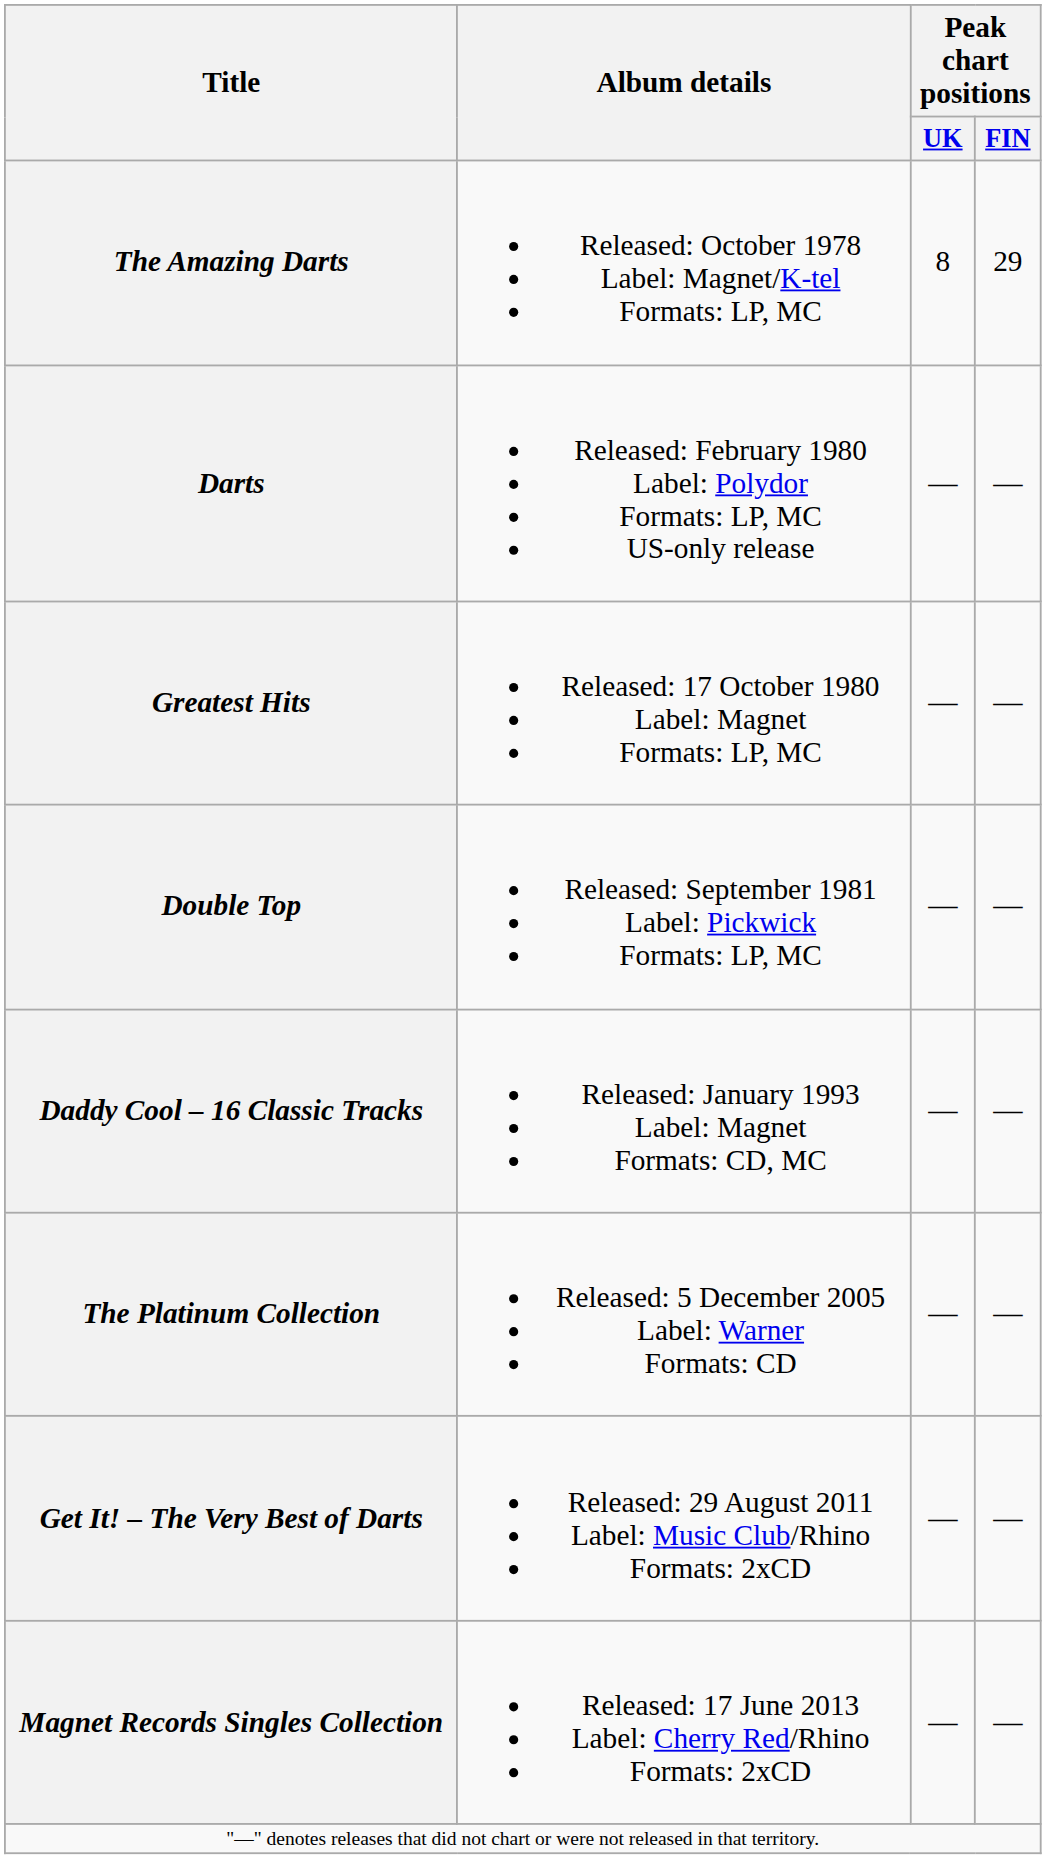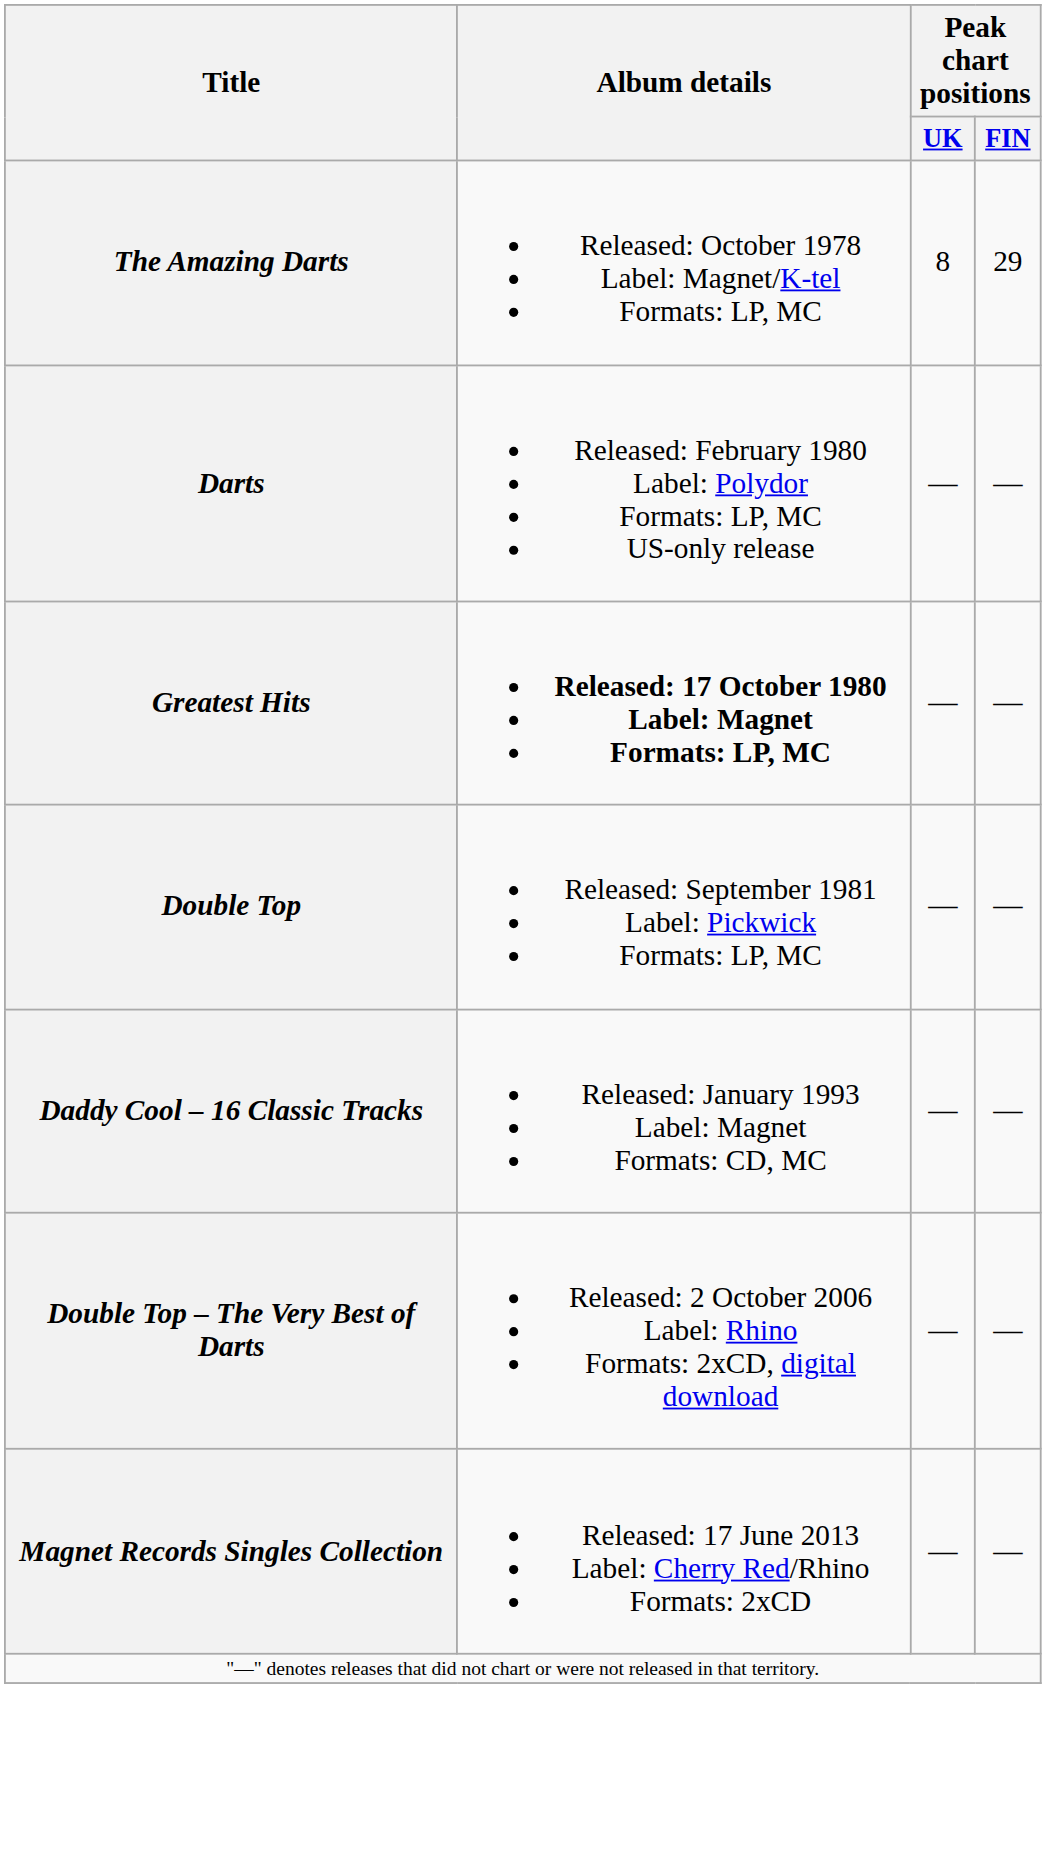(684, 720) normal -> (684, 720) bold
- row: (231, 1314)
+ row: (231, 1330)
- row: (231, 1518)
